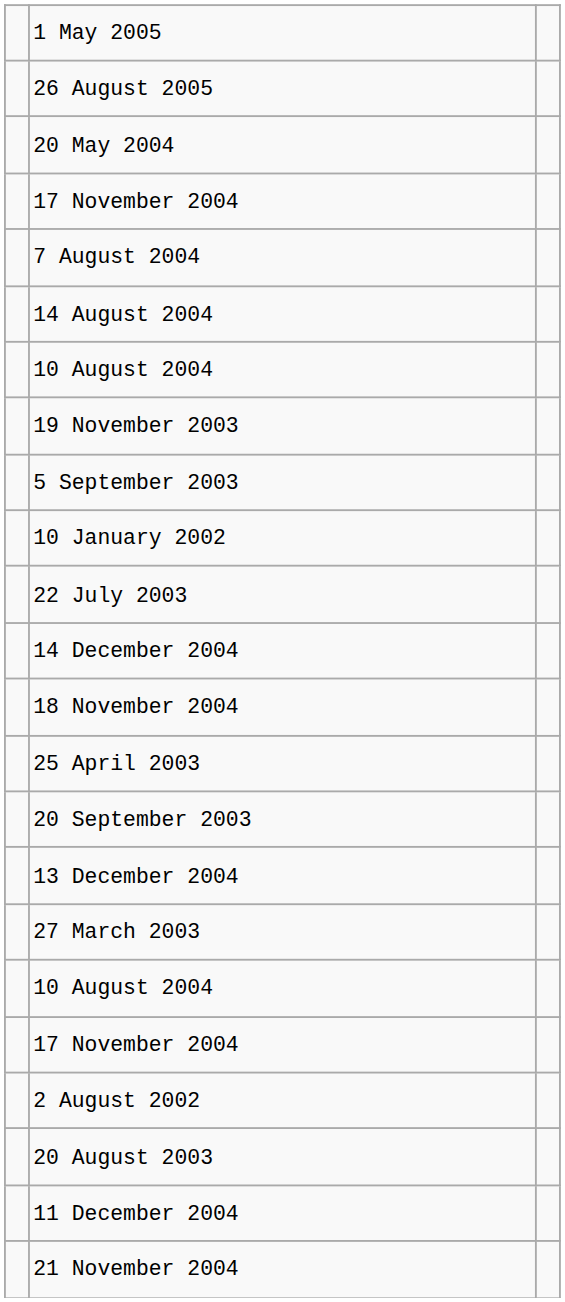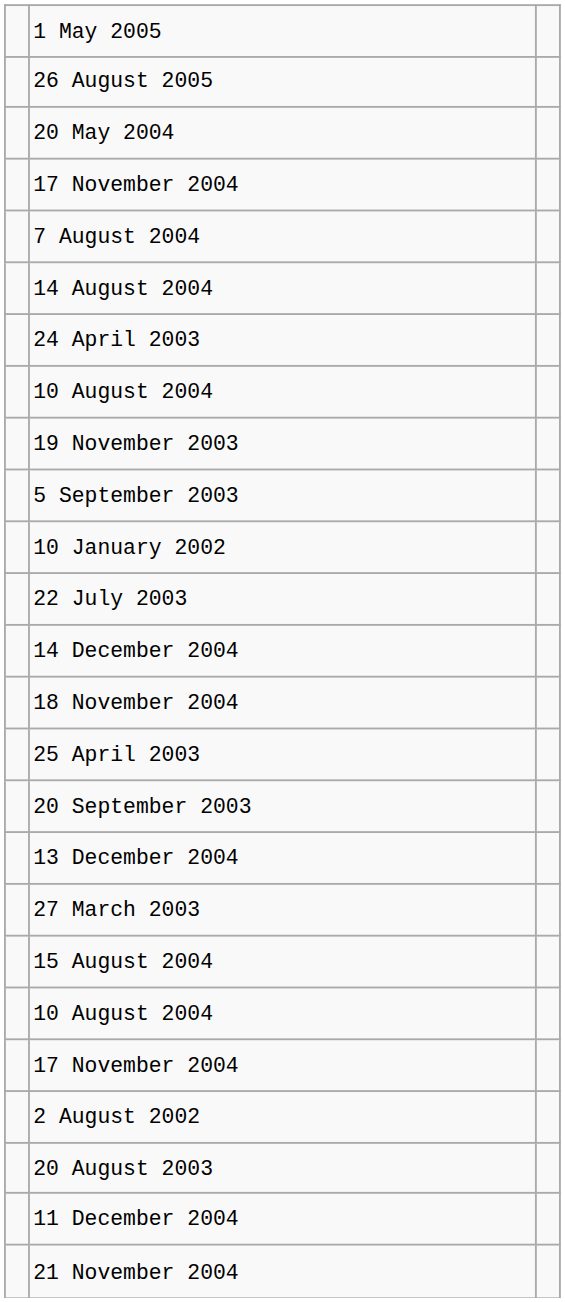+ row: (16, 340)
+ row: (16, 961)
